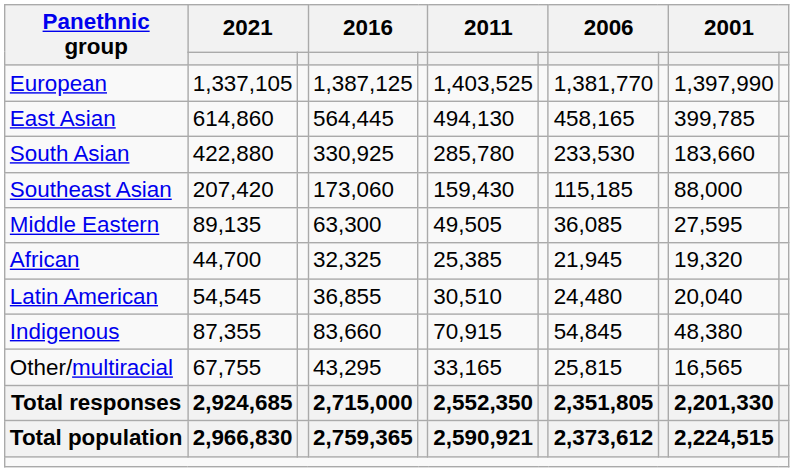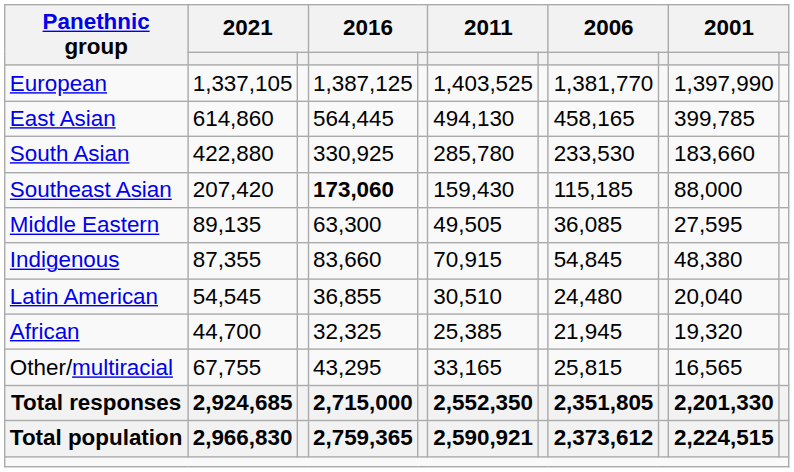(354, 189) normal -> (354, 189) bold
rows swapped: (65, 331) <-> (45, 260)
